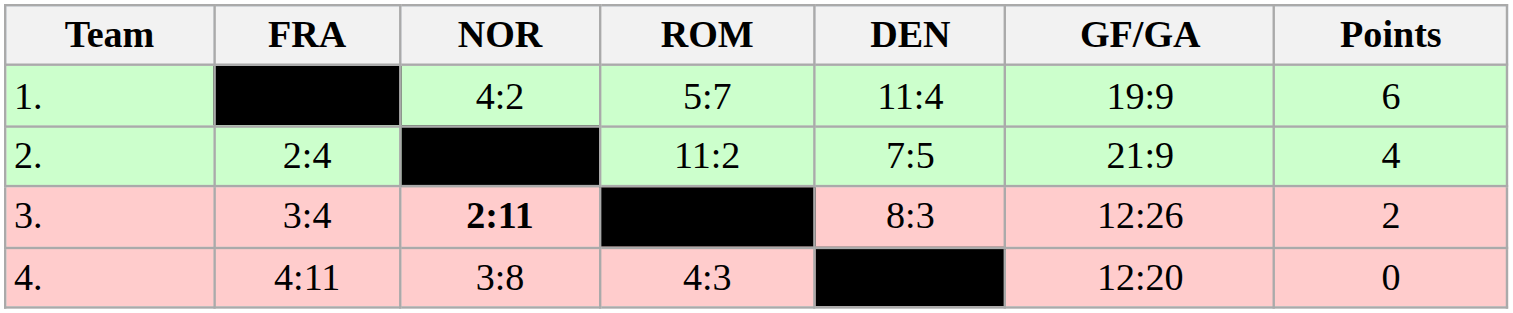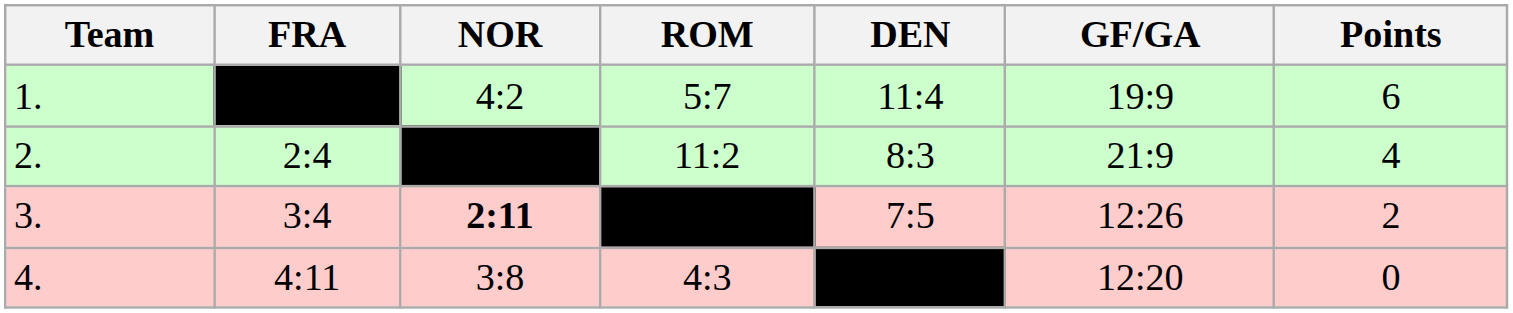(910, 155) 7:5 -> (910, 155) 8:3
(910, 215) 8:3 -> (910, 215) 7:5
